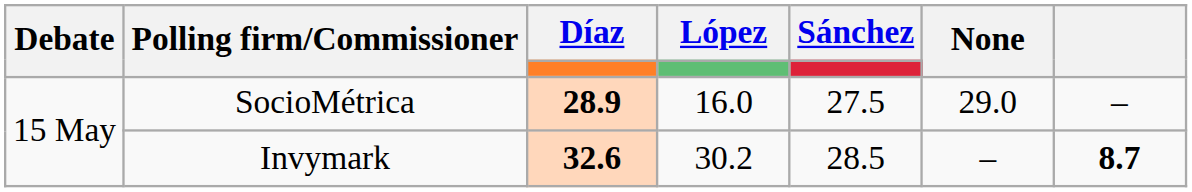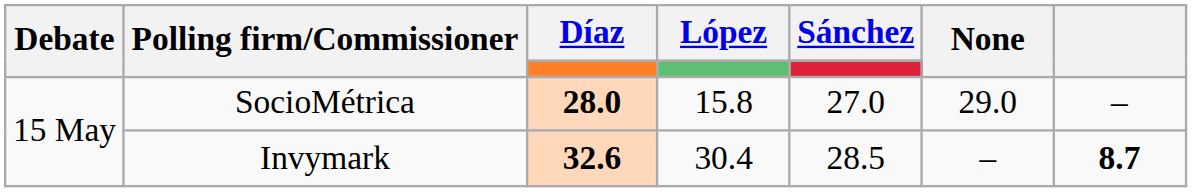(592, 103) 28.9 -> (592, 103) 28.0
(724, 103) 16.0 -> (724, 103) 15.8
(856, 103) 27.5 -> (856, 103) 27.0
(724, 158) 30.2 -> (724, 158) 30.4
